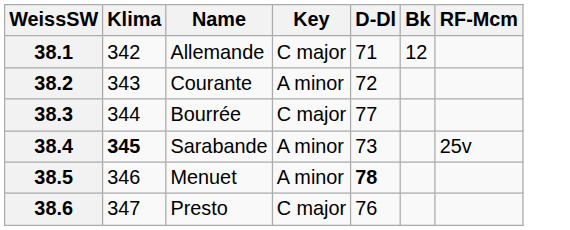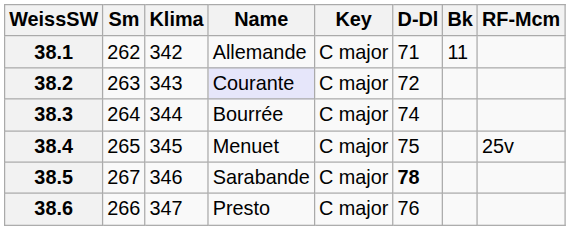+ column: (124, 20)
(416, 51) 12 -> (458, 51) 11
(211, 83) no background -> (254, 83) lavender background
(310, 83) A minor -> (354, 83) C major
(366, 114) 77 -> (409, 114) 74
(124, 146) bold -> (166, 146) normal
(219, 146) Sarabande -> (246, 146) Menuet
(310, 146) A minor -> (354, 146) C major
(366, 146) 73 -> (409, 146) 75
(204, 177) Menuet -> (261, 177) Sarabande
(310, 177) A minor -> (354, 177) C major
